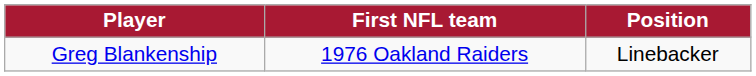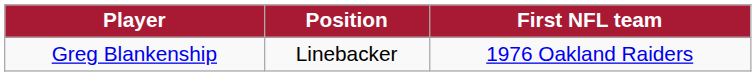columns swapped: (668, 20) <-> (425, 20)
